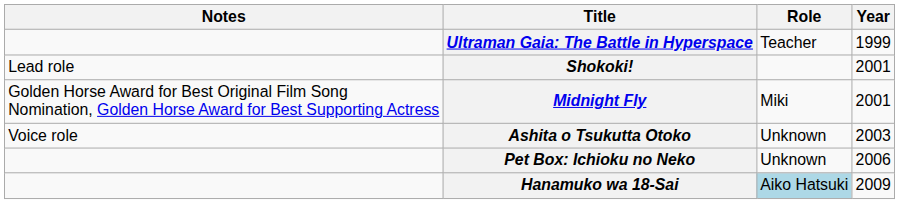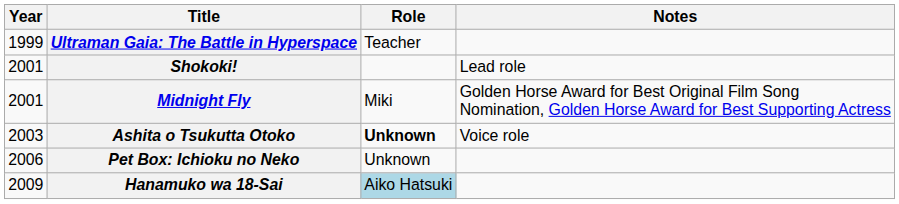columns swapped: (873, 17) <-> (224, 17)
(793, 135) normal -> (400, 135) bold
